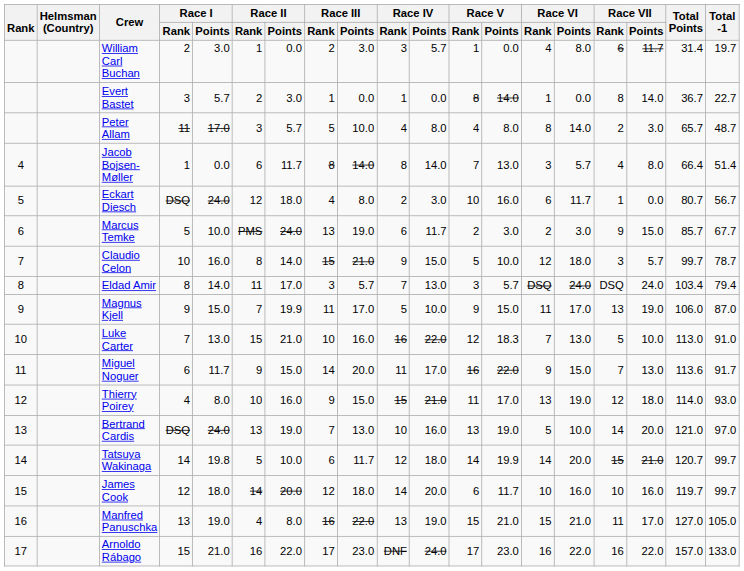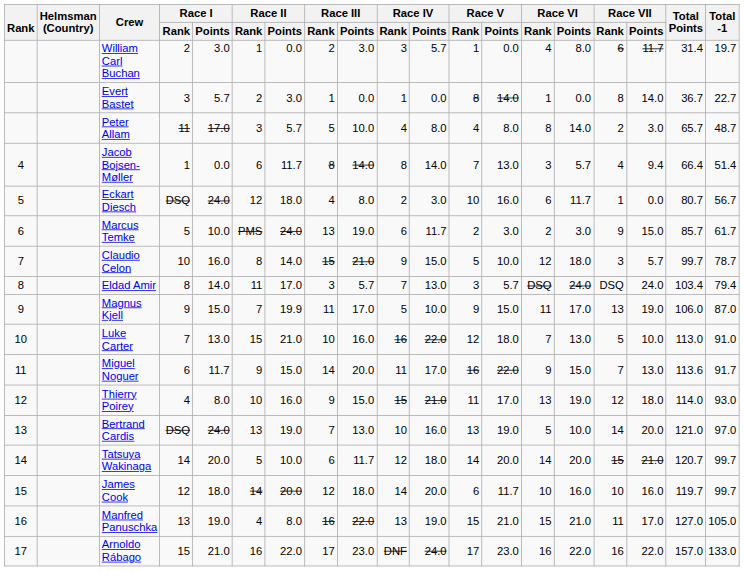(656, 165) 8.0 -> (656, 165) 9.4
(725, 231) 67.7 -> (725, 231) 61.7
(508, 340) 18.3 -> (508, 340) 18.0
(219, 461) 19.8 -> (219, 461) 20.0
(508, 461) 19.9 -> (508, 461) 20.0
